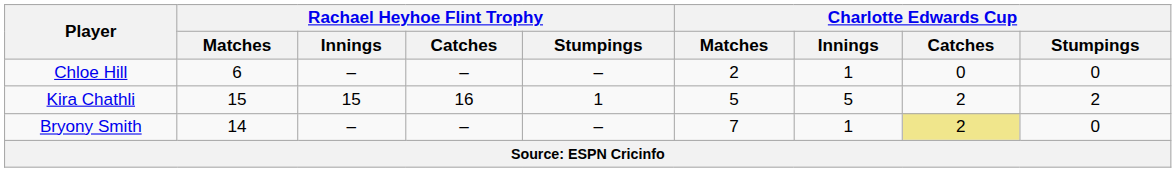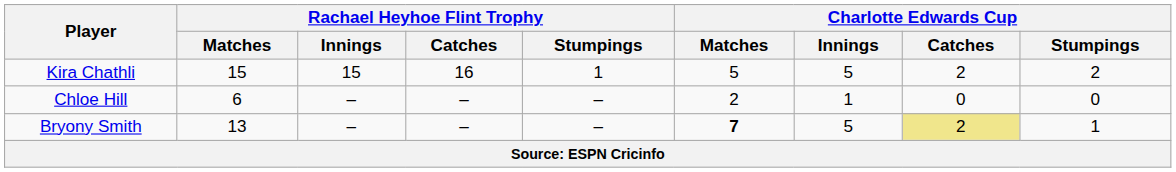rows swapped: (91, 99) <-> (91, 72)
(237, 126) 14 -> (237, 126) 13
(734, 126) normal -> (734, 126) bold
(848, 126) 1 -> (848, 126) 5
(1095, 126) 0 -> (1095, 126) 1
